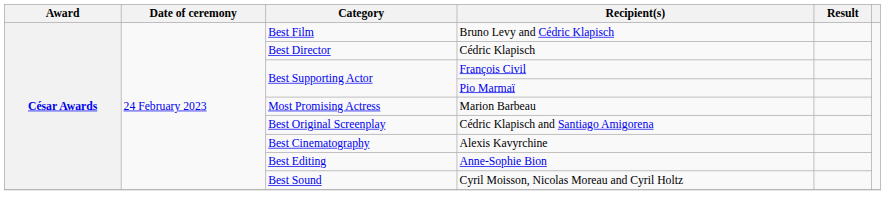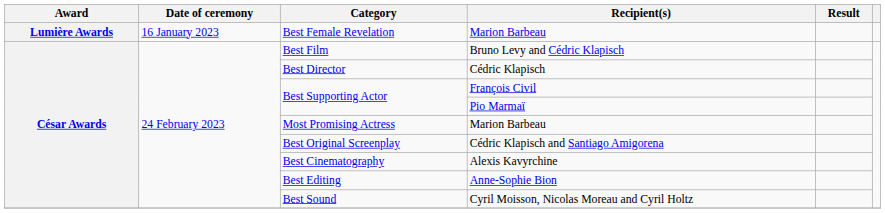+ row: (338, 32)
